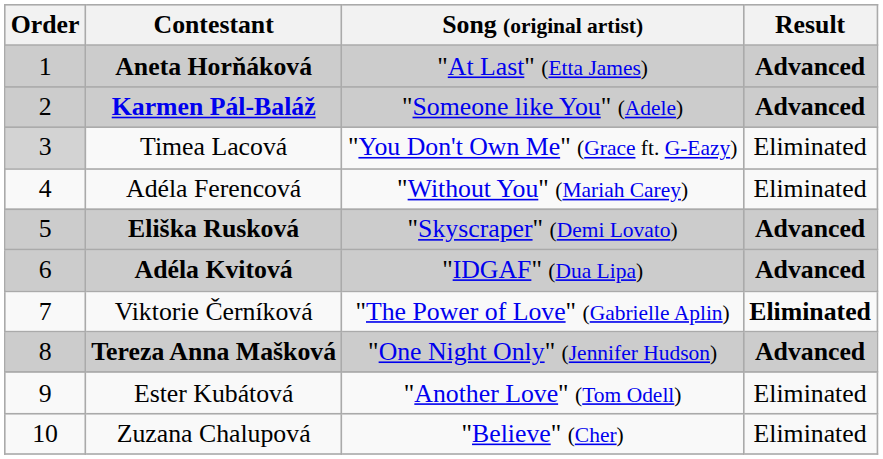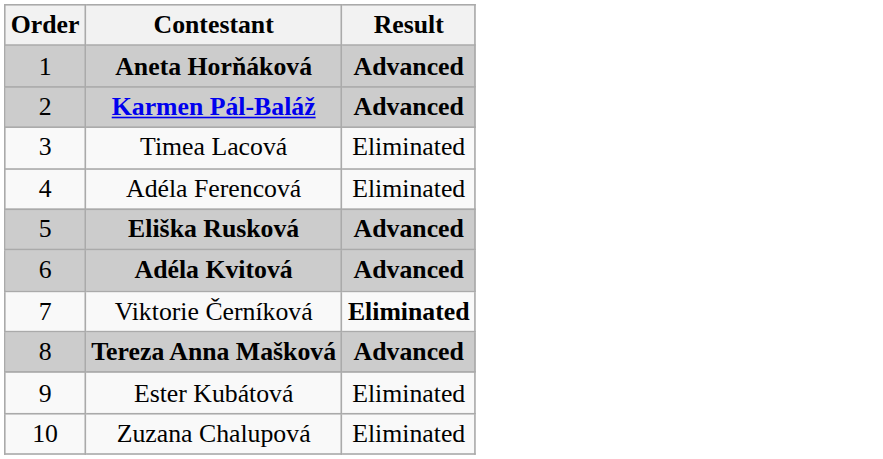- column: (543, 24)
(45, 147) lightgrey background -> (45, 147) no background
